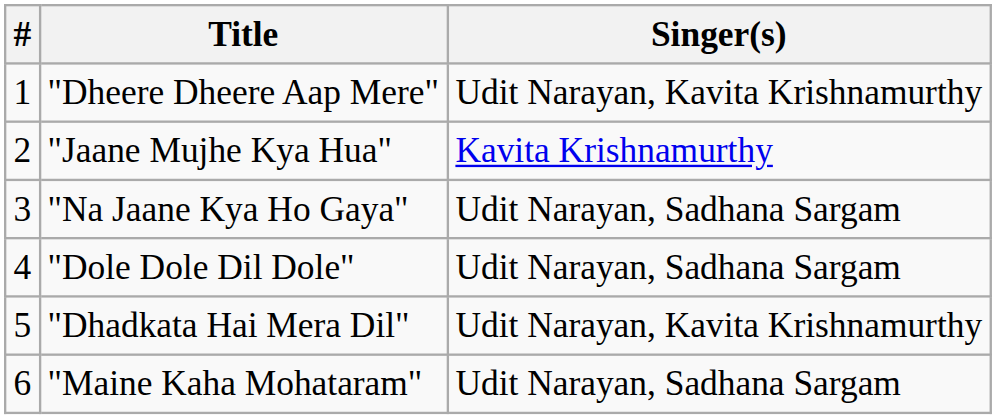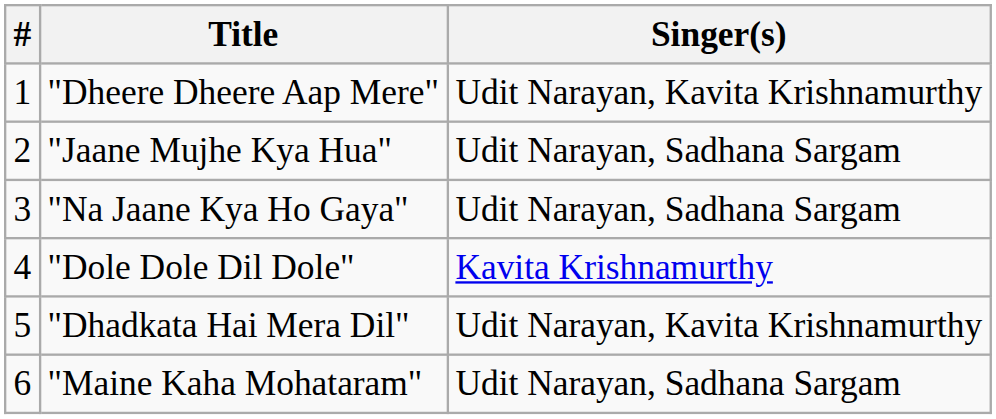(614, 150) Kavita Krishnamurthy -> (678, 150) Udit Narayan, Sadhana Sargam
(678, 267) Udit Narayan, Sadhana Sargam -> (614, 267) Kavita Krishnamurthy
